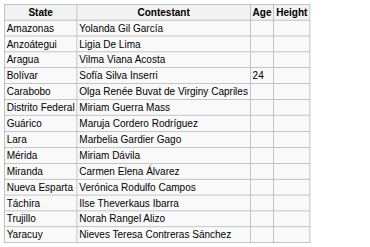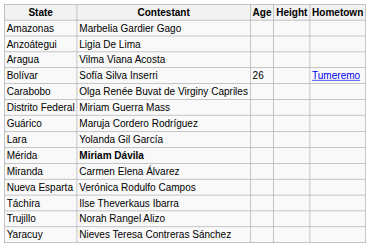+ column: (338, 12)
(121, 28) Yolanda Gil García -> (130, 28) Marbelia Gardier Gago
(258, 76) 24 -> (258, 76) 26
(130, 140) Marbelia Gardier Gago -> (121, 140) Yolanda Gil García
(110, 155) normal -> (112, 155) bold
